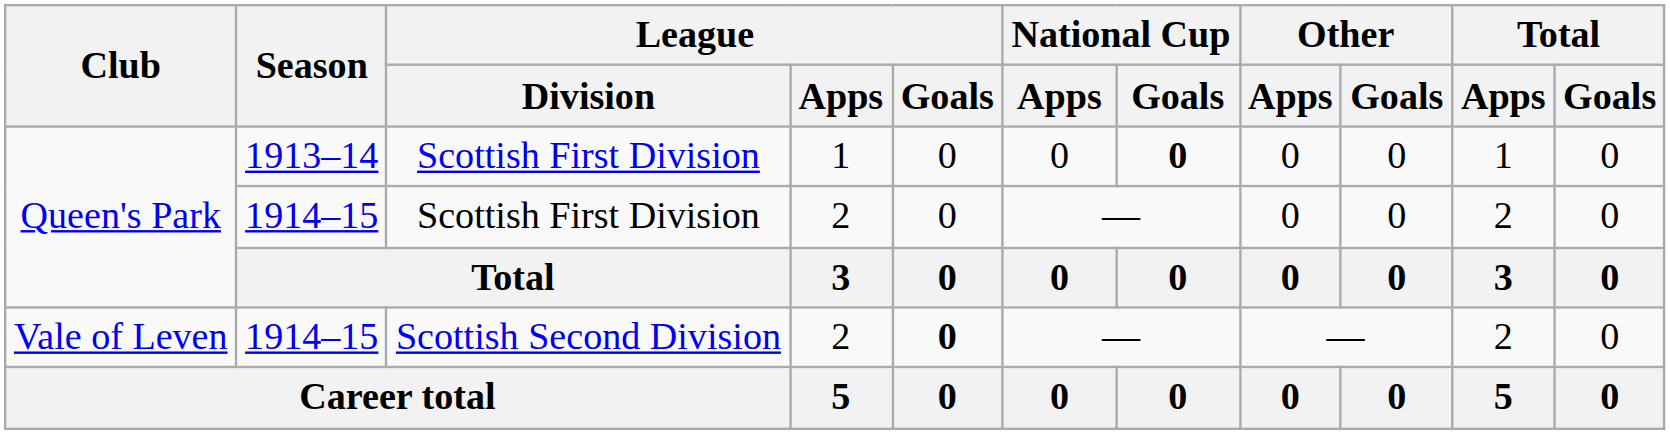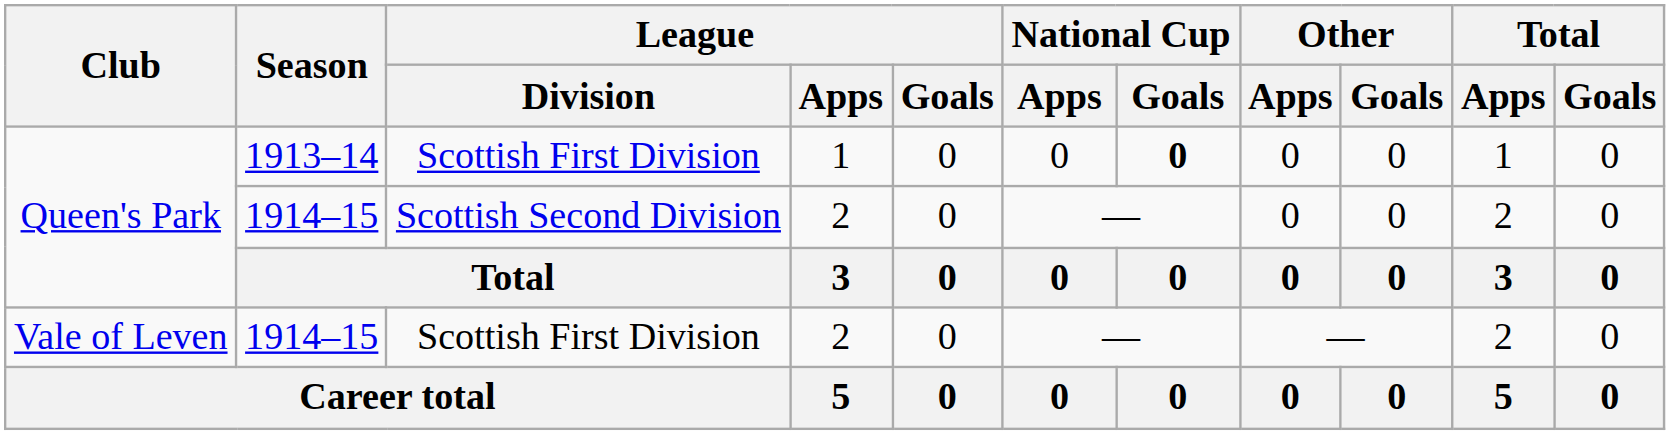(588, 215) Scottish First Division -> (588, 215) Scottish Second Division
(588, 336) Scottish Second Division -> (588, 336) Scottish First Division
(947, 336) bold -> (947, 336) normal
